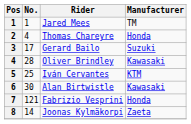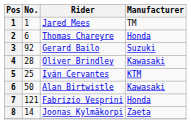(27, 37) 4 -> (27, 37) 6
(29, 49) 17 -> (29, 49) 92
(29, 88) 30 -> (29, 88) 50
